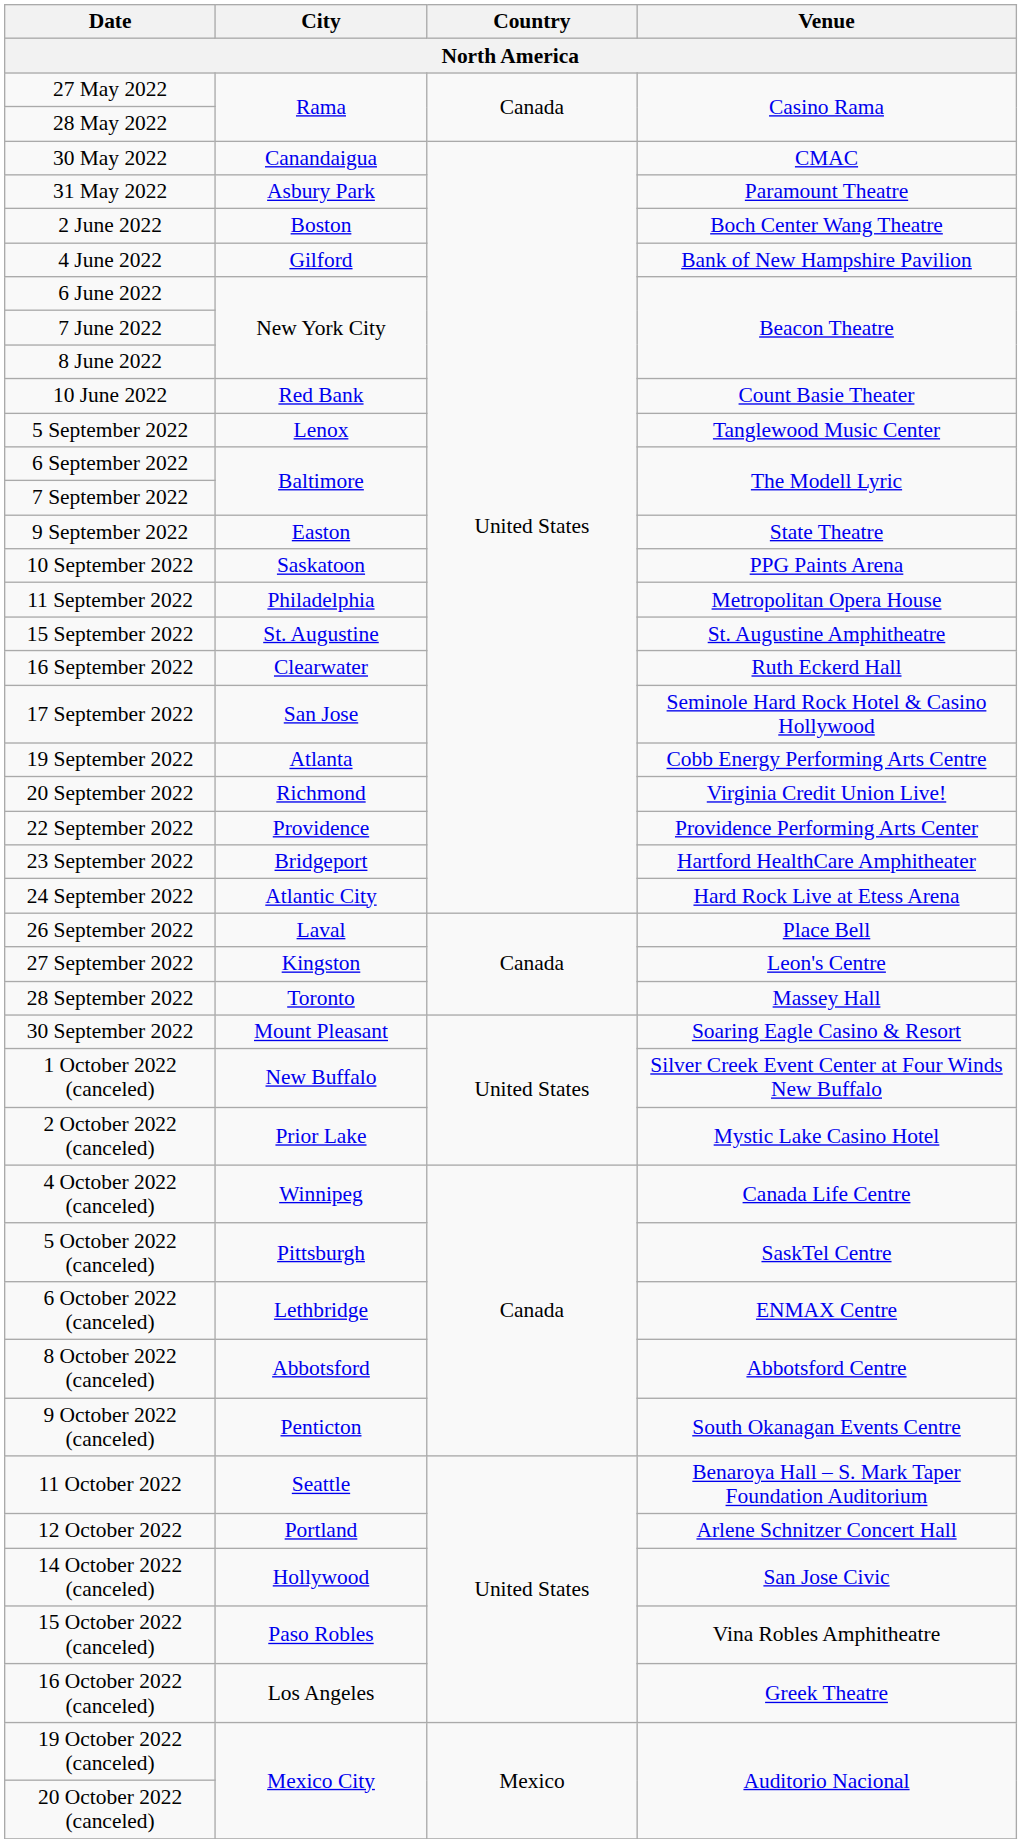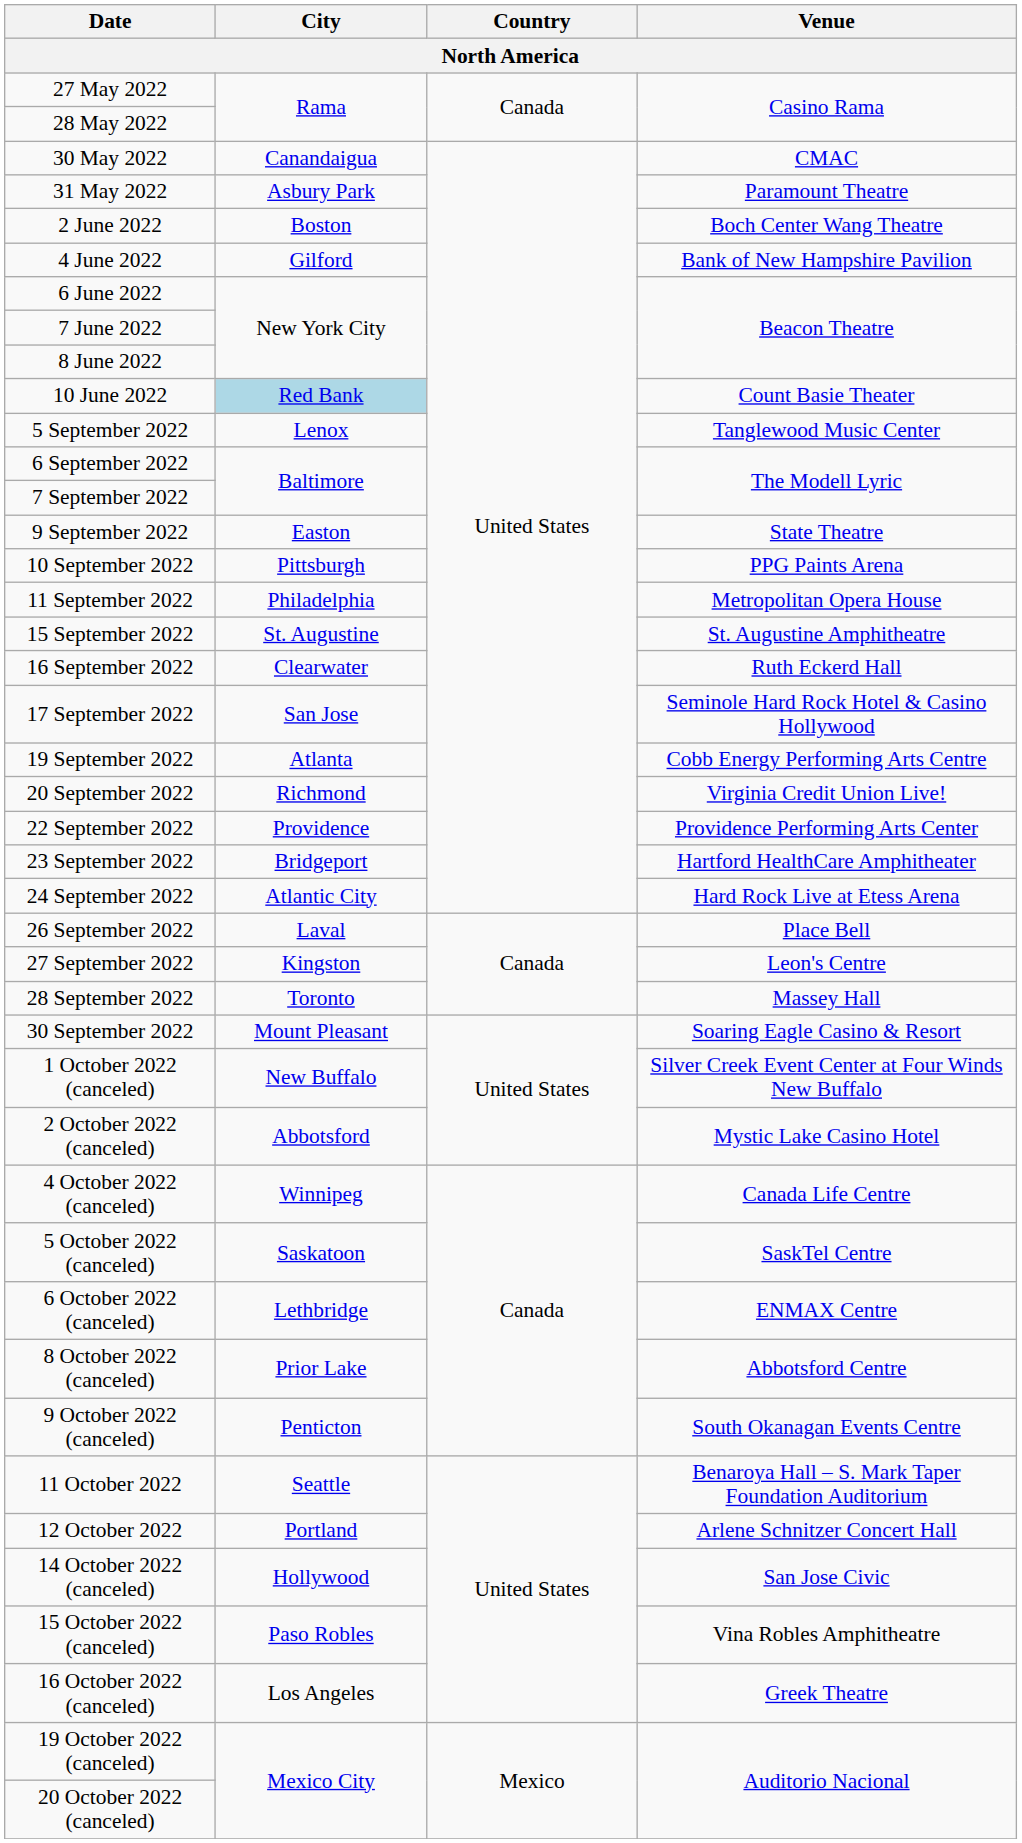(321, 395) no background -> (321, 395) lightblue background
(321, 565) Saskatoon -> (321, 565) Pittsburgh
(321, 1135) Prior Lake -> (321, 1135) Abbotsford
(321, 1252) Pittsburgh -> (321, 1252) Saskatoon
(321, 1368) Abbotsford -> (321, 1368) Prior Lake
